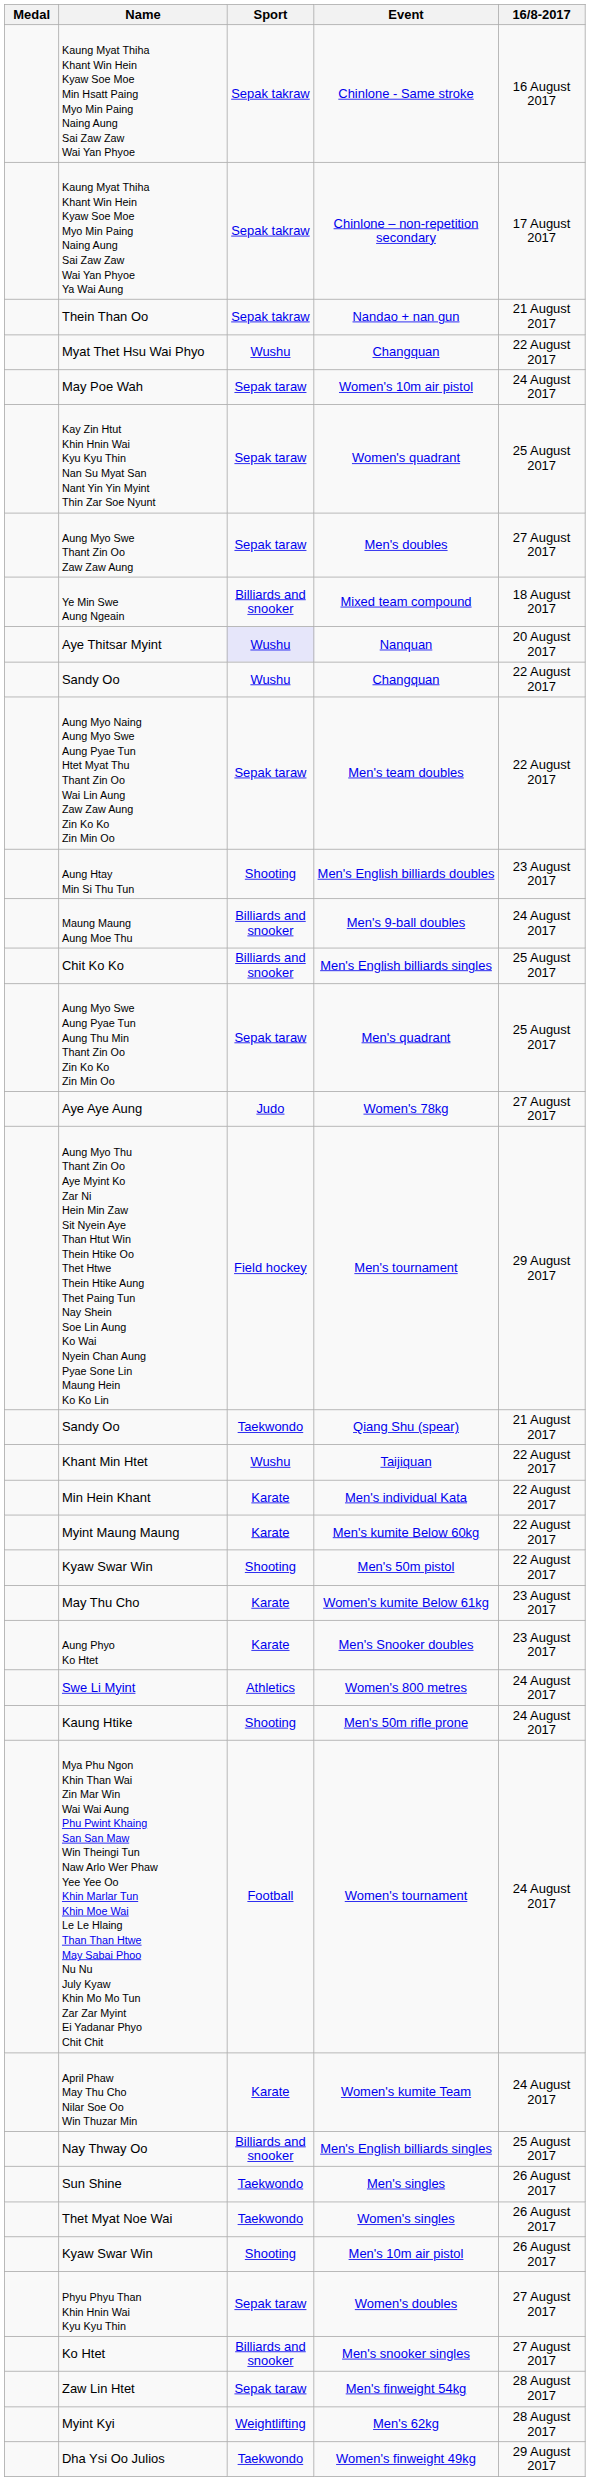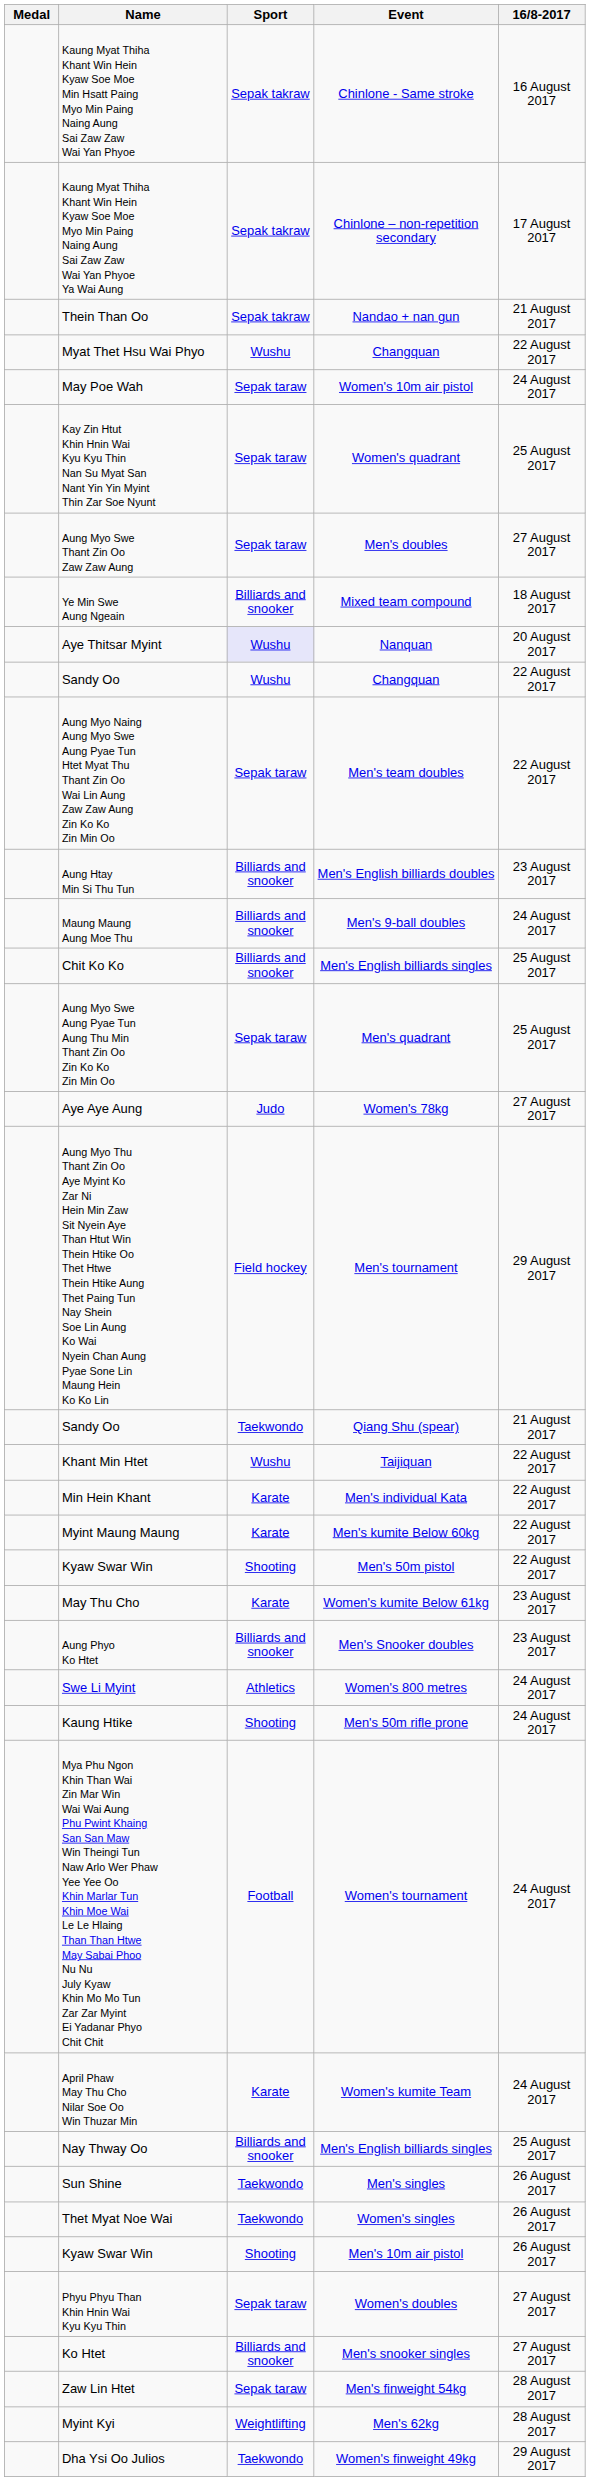(270, 873) Shooting -> (270, 873) Billiards and snooker
(270, 1645) Karate -> (270, 1645) Billiards and snooker
